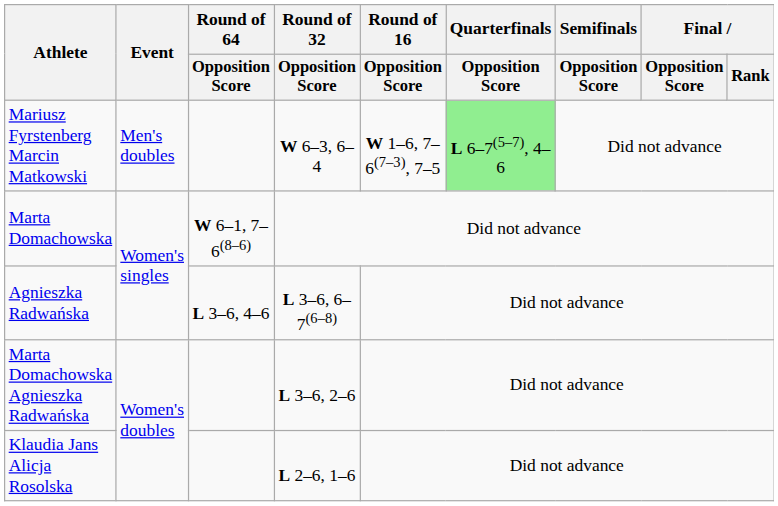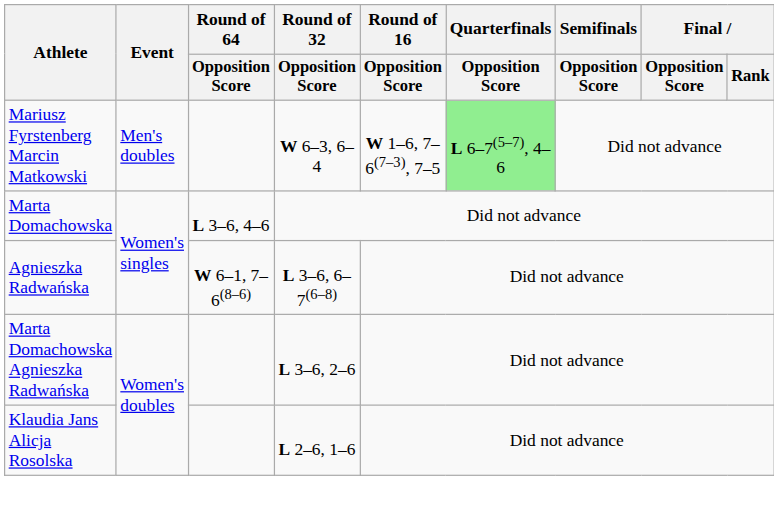(231, 238) W 6–1, 7–6(8–6) -> (231, 226) L 3–6, 4–6
(231, 313) L 3–6, 4–6 -> (231, 288) W 6–1, 7–6(8–6)
